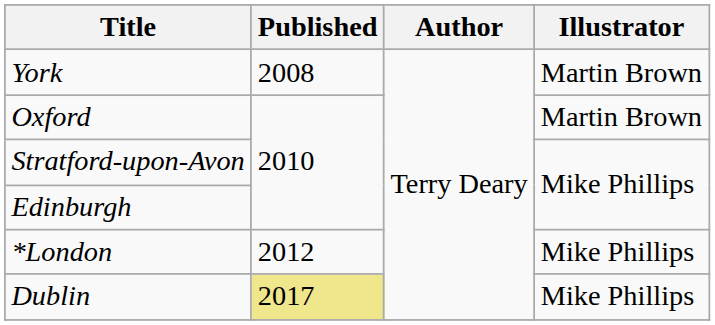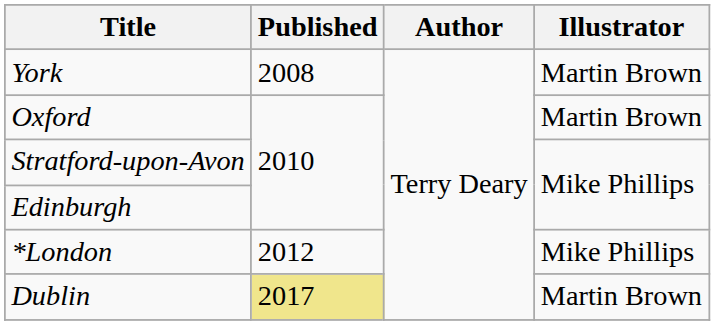(617, 296) Mike Phillips -> (621, 296) Martin Brown
